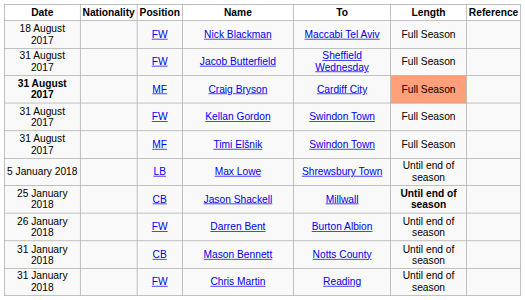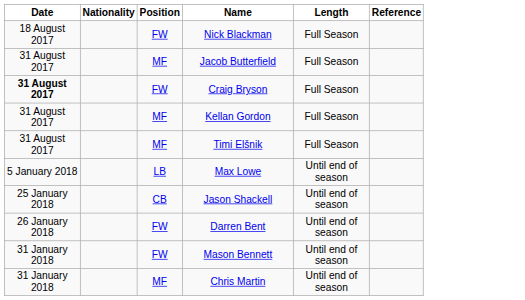- column: (342, 13)
(160, 62) FW -> (160, 62) MF
(160, 90) MF -> (160, 90) FW
(429, 90) lightsalmon background -> (331, 90) no background
(160, 117) FW -> (160, 117) MF
(429, 200) bold -> (331, 200) normal
(160, 255) CB -> (160, 255) FW
(160, 282) FW -> (160, 282) MF
